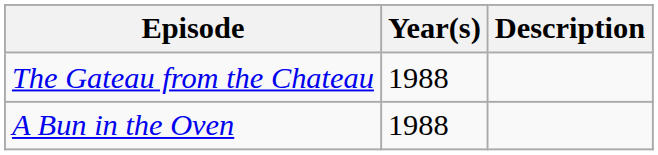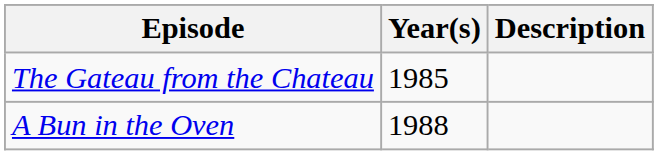(418, 76) 1988 -> (418, 76) 1985
